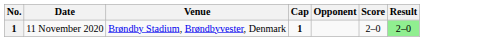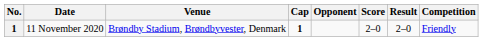+ column: (449, 12)
(403, 28) lightgreen background -> (403, 28) no background
